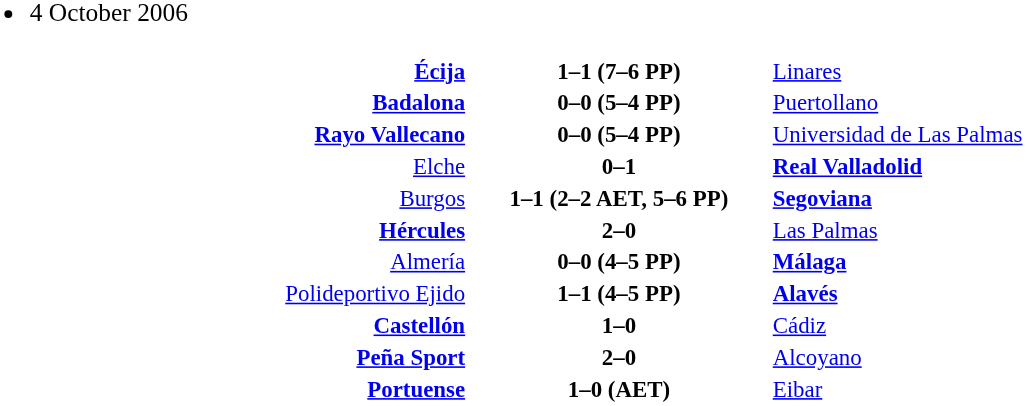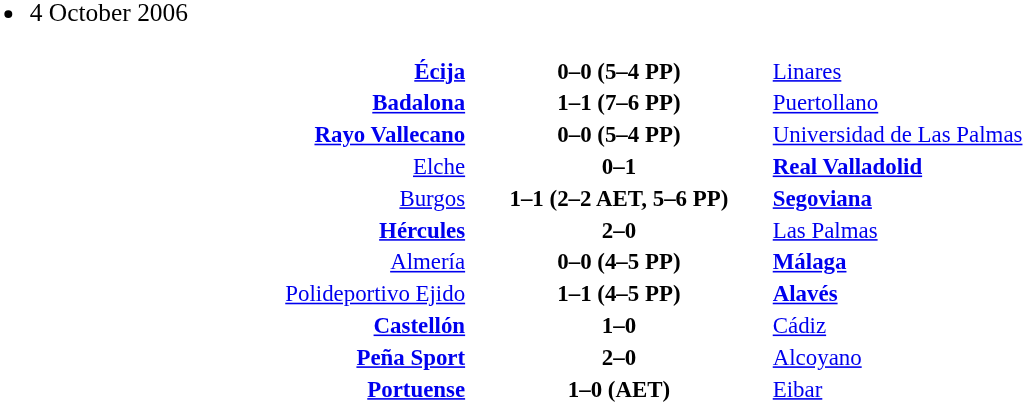(619, 71) 1–1 (7–6 PP) -> (619, 71) 0–0 (5–4 PP)
(619, 102) 0–0 (5–4 PP) -> (619, 102) 1–1 (7–6 PP)
